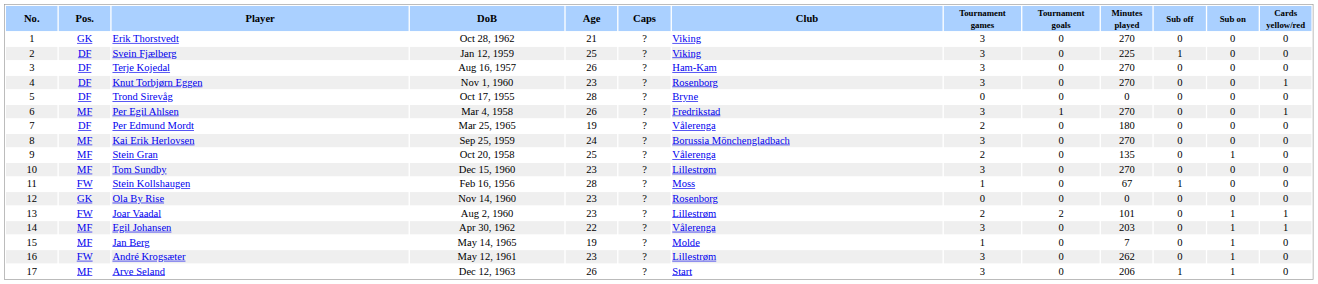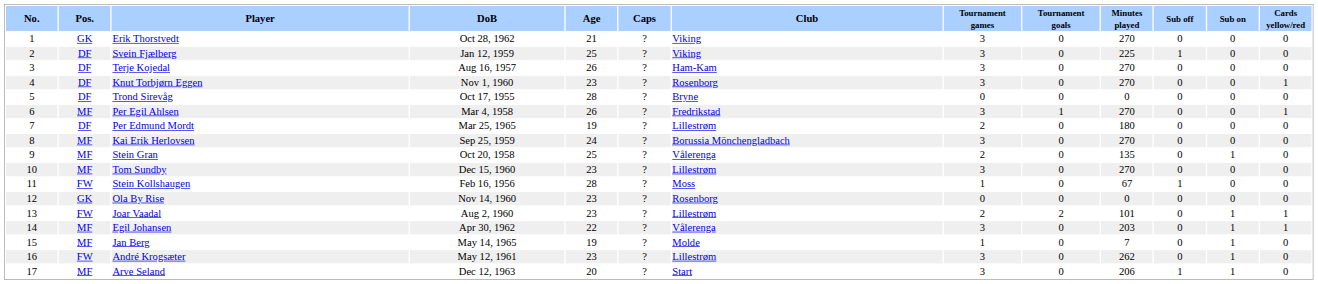(694, 126) Vålerenga -> (694, 126) Lillestrøm
(592, 271) 26 -> (592, 271) 20
